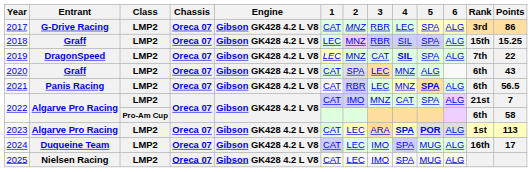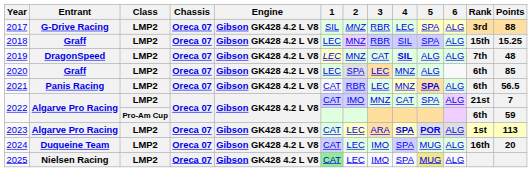(332, 27) CAT -> (332, 27) SIL
(510, 27) 86 -> (510, 27) 88
(430, 56) SPA -> (430, 56) ALG
(510, 56) 22 -> (510, 56) 48
(332, 71) CAT -> (332, 71) LEC
(510, 71) 43 -> (510, 71) 85
(510, 116) 58 -> (510, 116) 59
(510, 145) 17 -> (510, 145) 20
(332, 160) no background -> (332, 160) lightgreen background
(430, 160) no background -> (430, 160) khaki background
